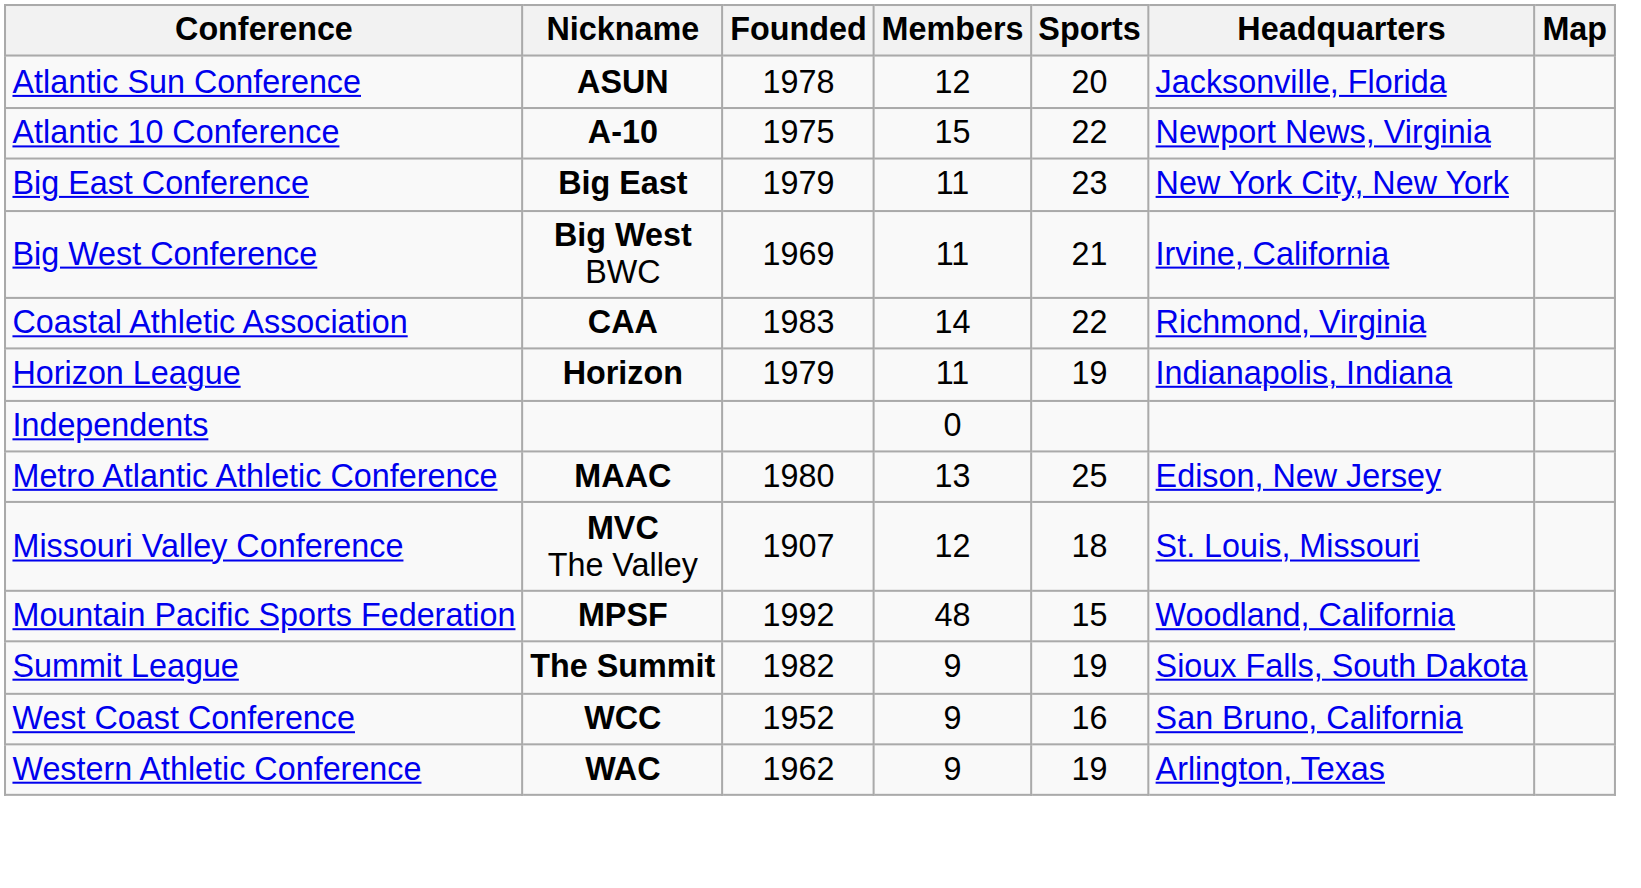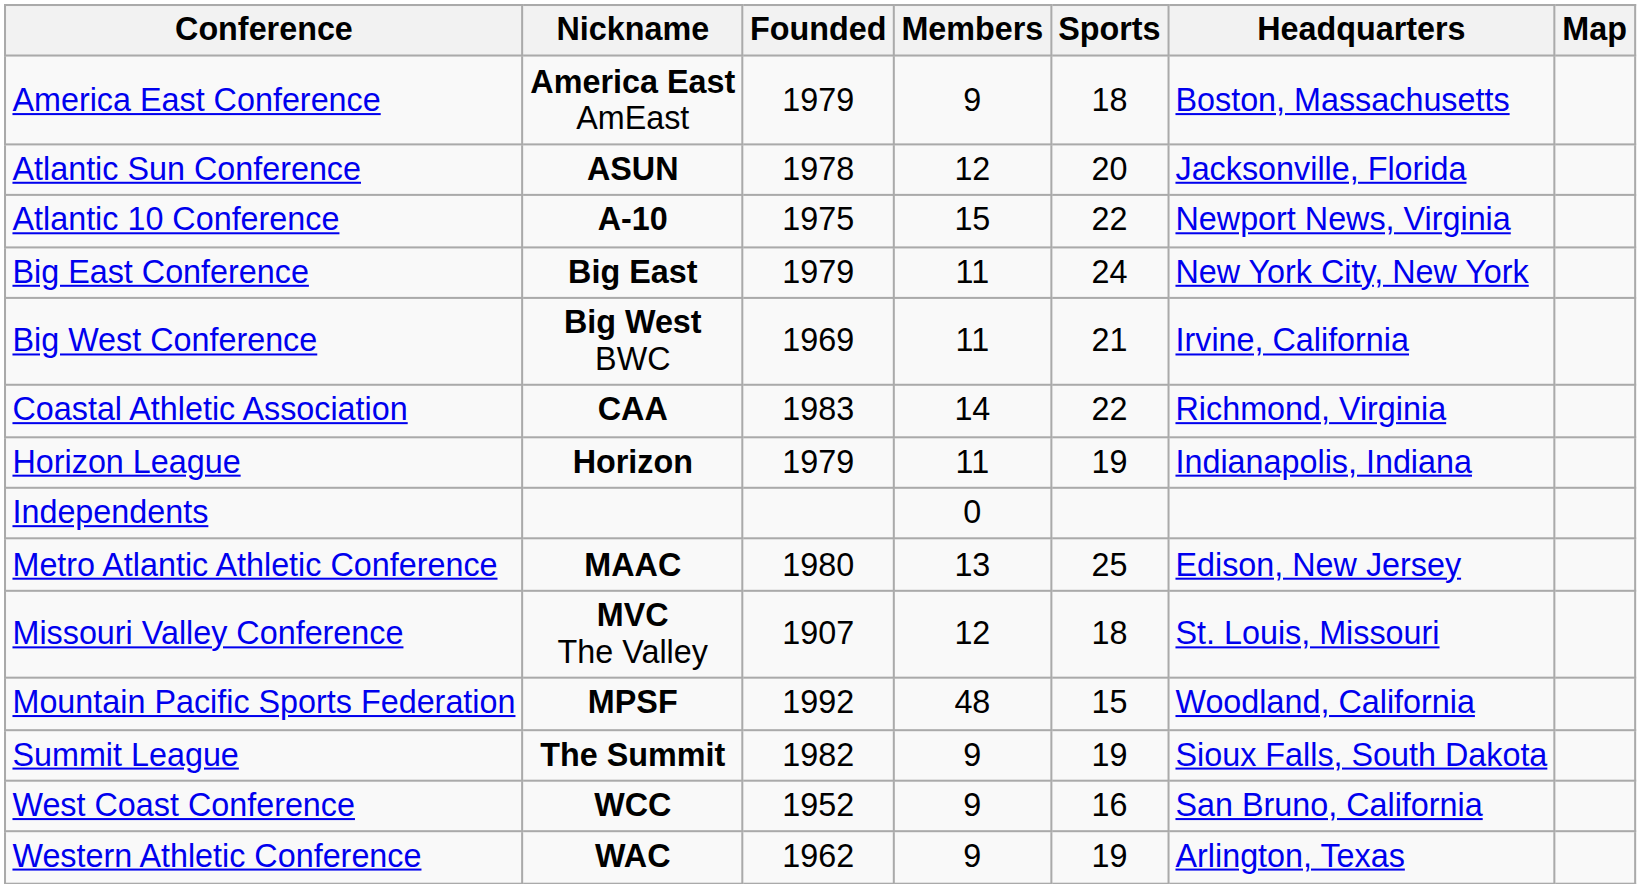+ row: (197, 99)
(1090, 183) 23 -> (1109, 271) 24
